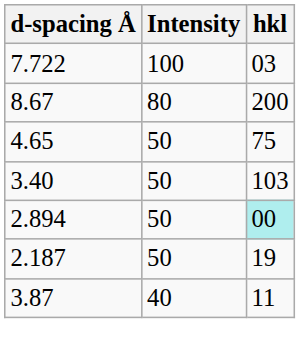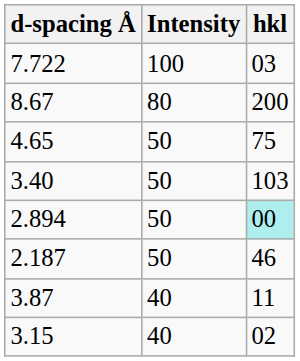(264, 258) 19 -> (264, 258) 46
+ row: (32, 336)
